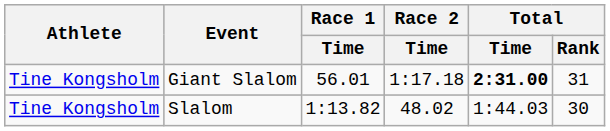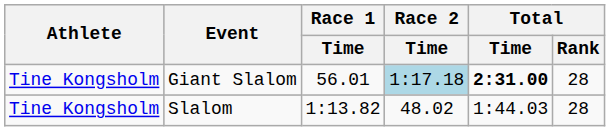(427, 80) no background -> (427, 80) lightblue background
(578, 80) 31 -> (578, 80) 28
(578, 110) 30 -> (578, 110) 28
